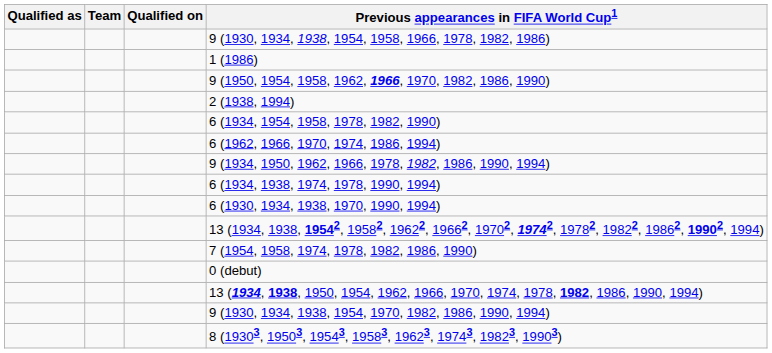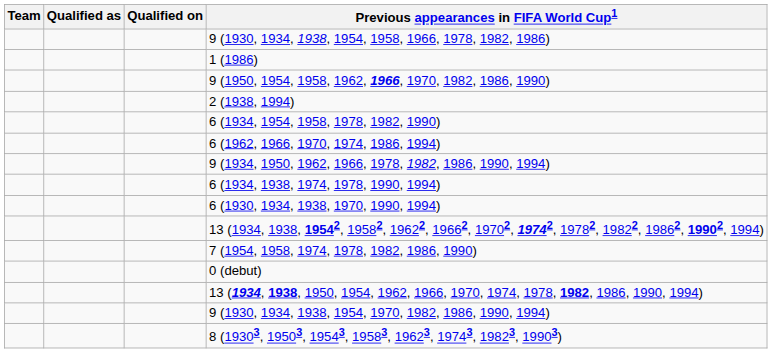columns swapped: (105, 16) <-> (45, 16)
